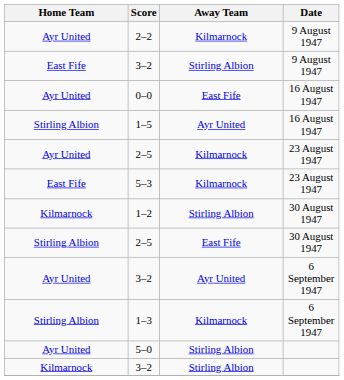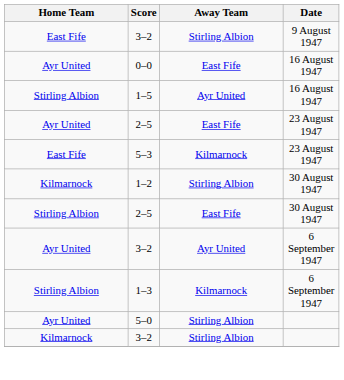- row: (144, 36)
(221, 154) Kilmarnock -> (221, 124) East Fife
